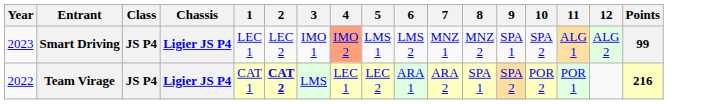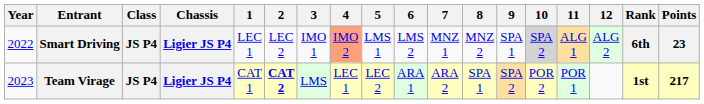+ column: (641, 15)
(20, 44) 2023 -> (20, 44) 2022
(541, 44) no background -> (541, 44) lightgrey background
(643, 44) 99 -> (679, 44) 23
(20, 81) 2022 -> (20, 81) 2023
(643, 81) 216 -> (679, 81) 217
